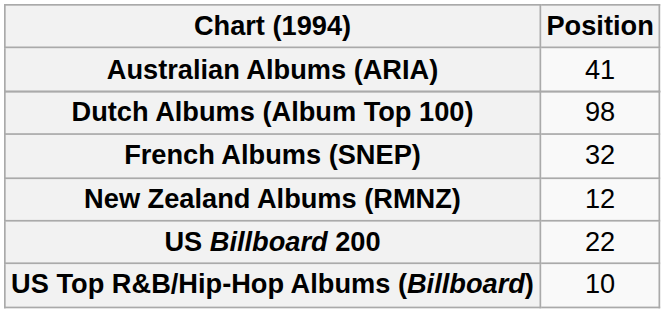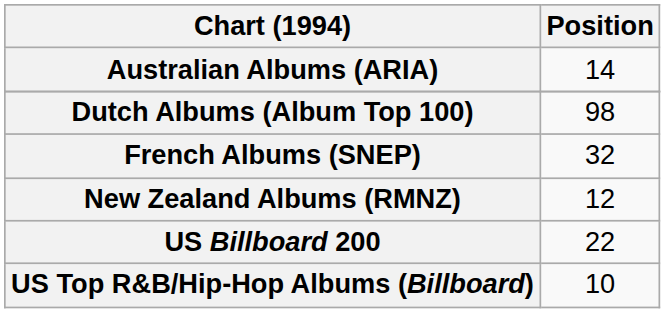(600, 69) 41 -> (600, 69) 14
